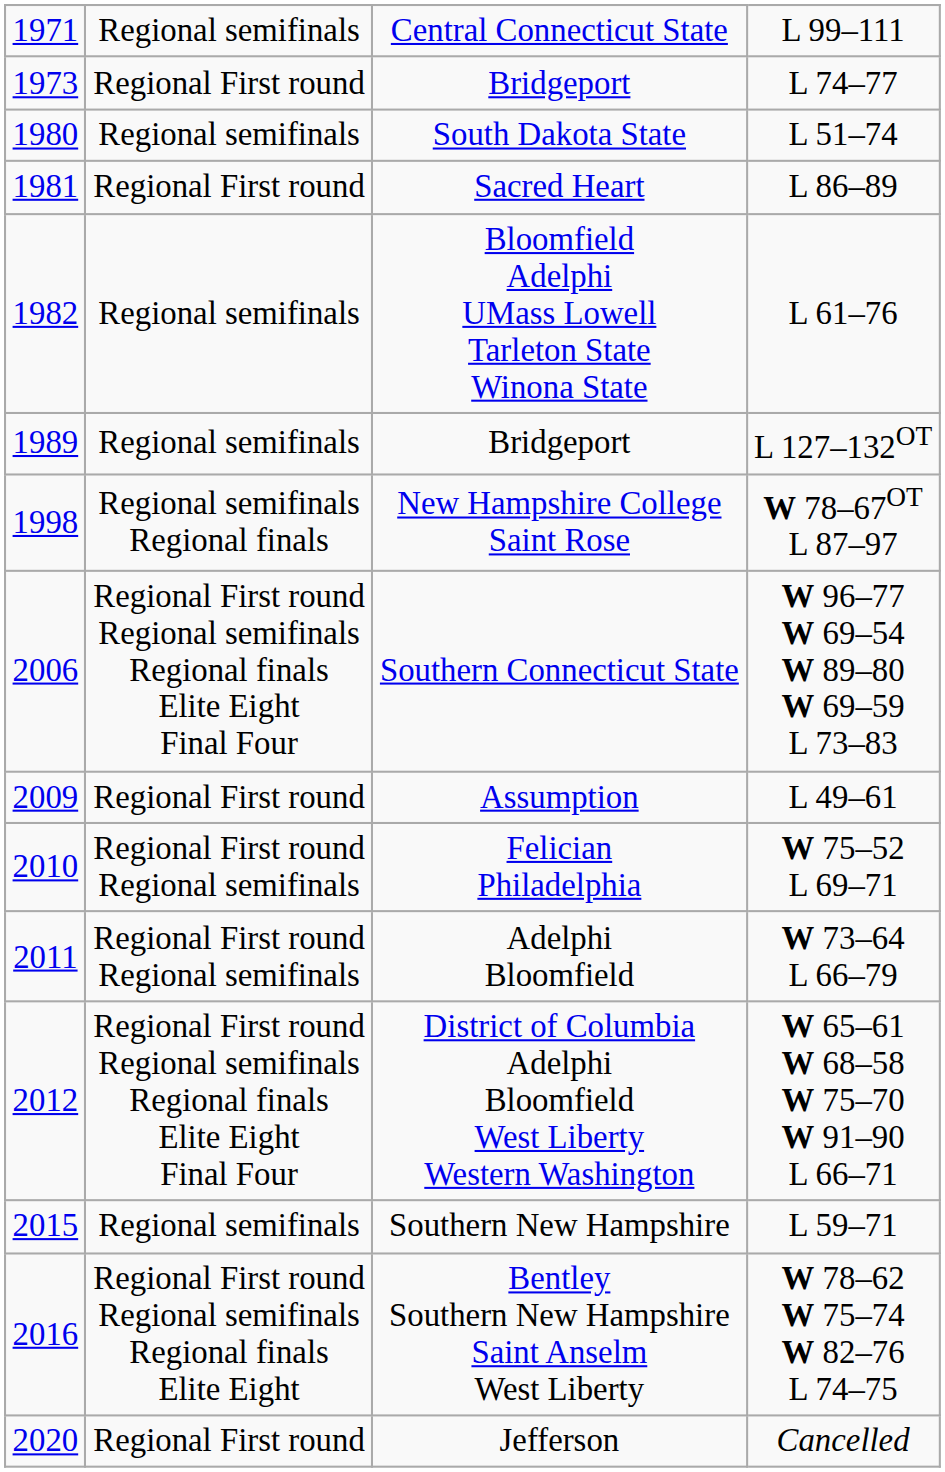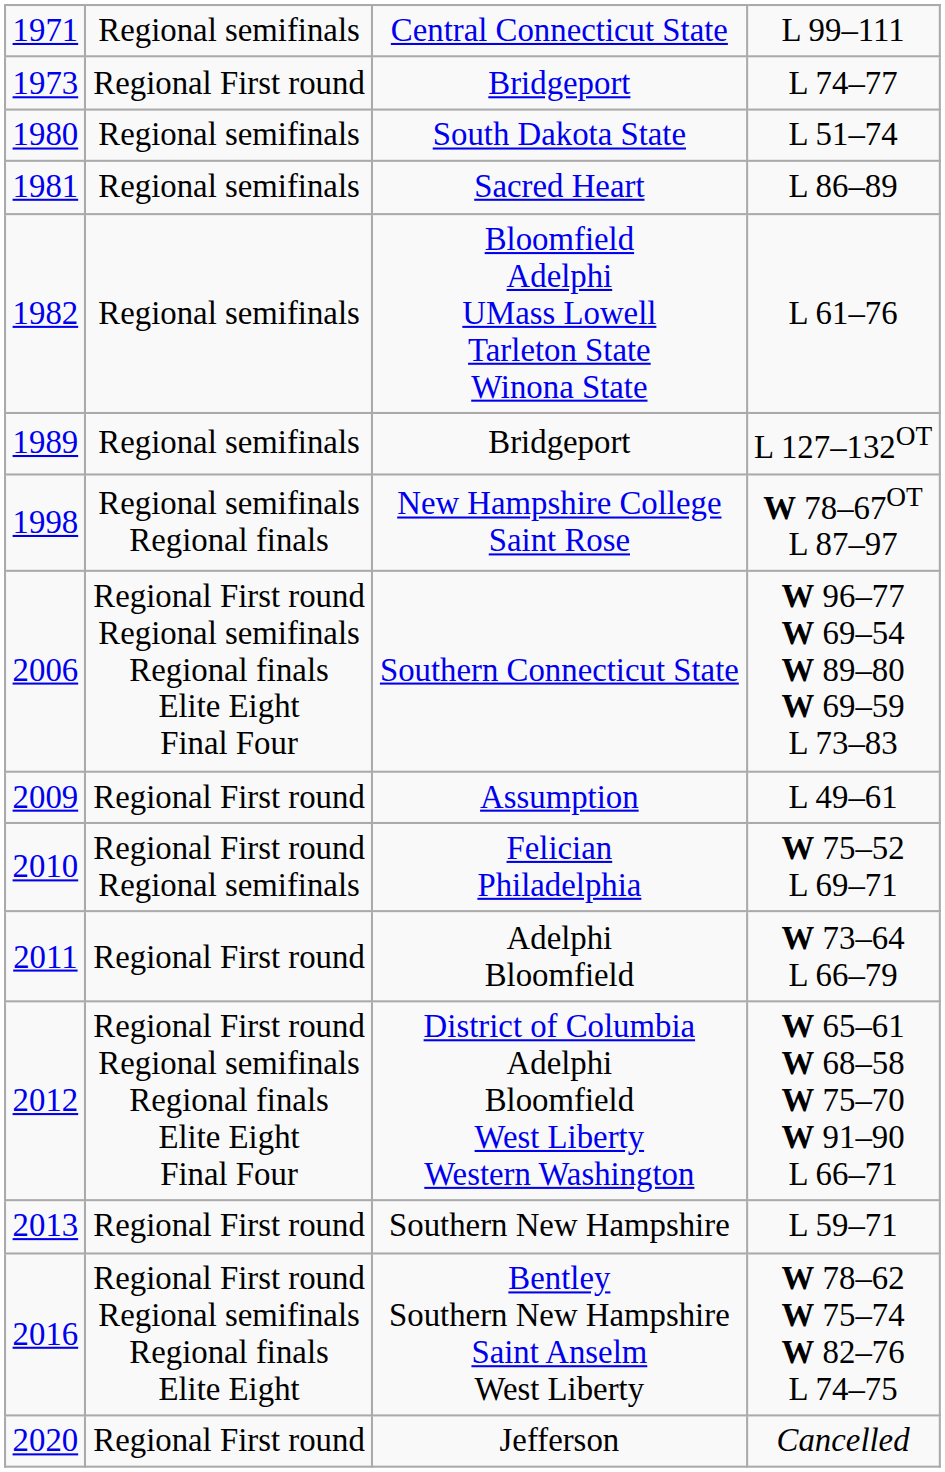(229, 186) Regional First round -> (229, 186) Regional semifinals
(229, 955) Regional First round Regional semifinals -> (229, 955) Regional First round
(45, 1225) 2015 -> (45, 1225) 2013
(229, 1225) Regional semifinals -> (229, 1225) Regional First round
